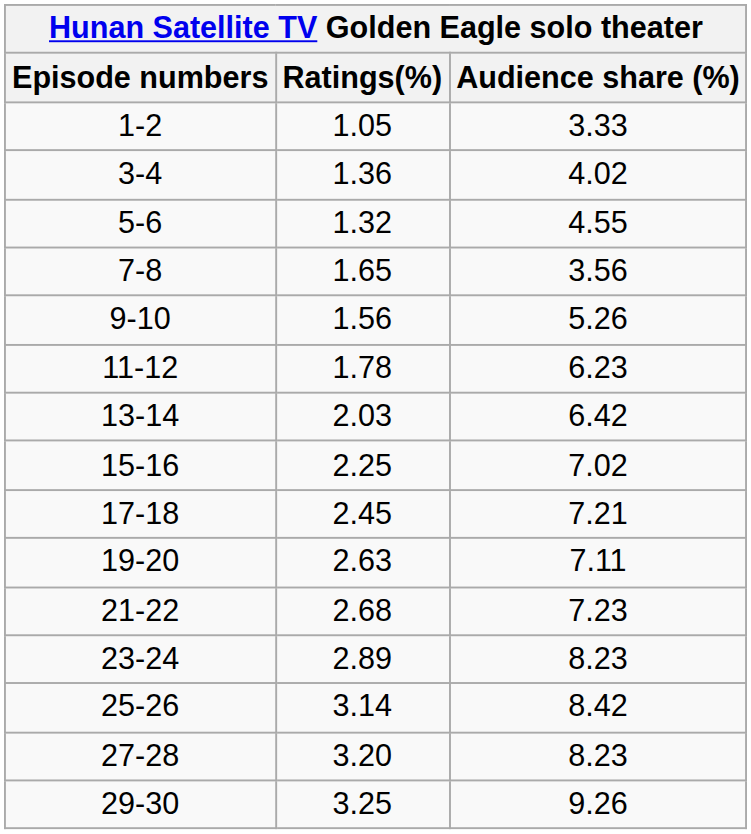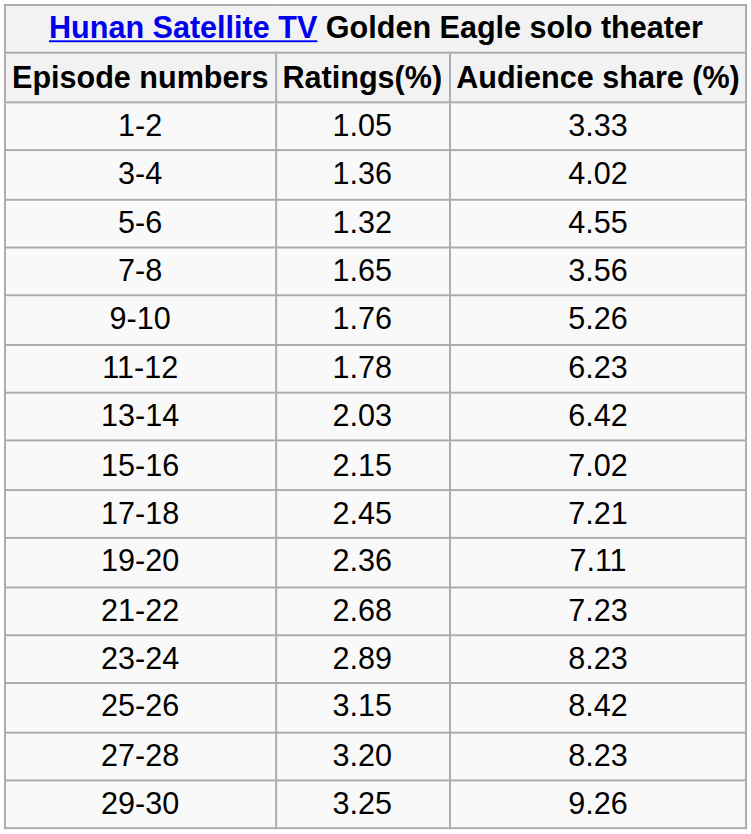(362, 319) 1.56 -> (362, 319) 1.76
(362, 464) 2.25 -> (362, 464) 2.15
(362, 561) 2.63 -> (362, 561) 2.36
(362, 707) 3.14 -> (362, 707) 3.15
